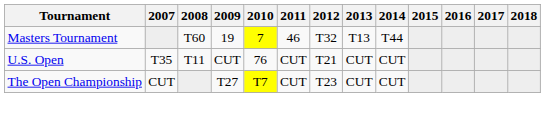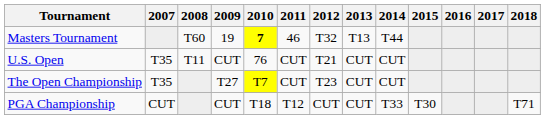(260, 37) normal -> (260, 37) bold
(162, 81) CUT -> (162, 81) T35
+ row: (61, 103)
